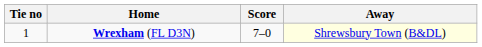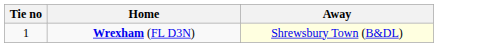- column: (262, 14)
